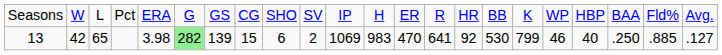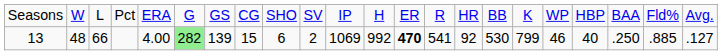(78, 38) 42 -> (78, 38) 48
(100, 38) 65 -> (100, 38) 66
(156, 38) 3.98 -> (156, 38) 4.00
(379, 38) 983 -> (379, 38) 992
(410, 38) normal -> (410, 38) bold
(440, 38) 641 -> (440, 38) 541
